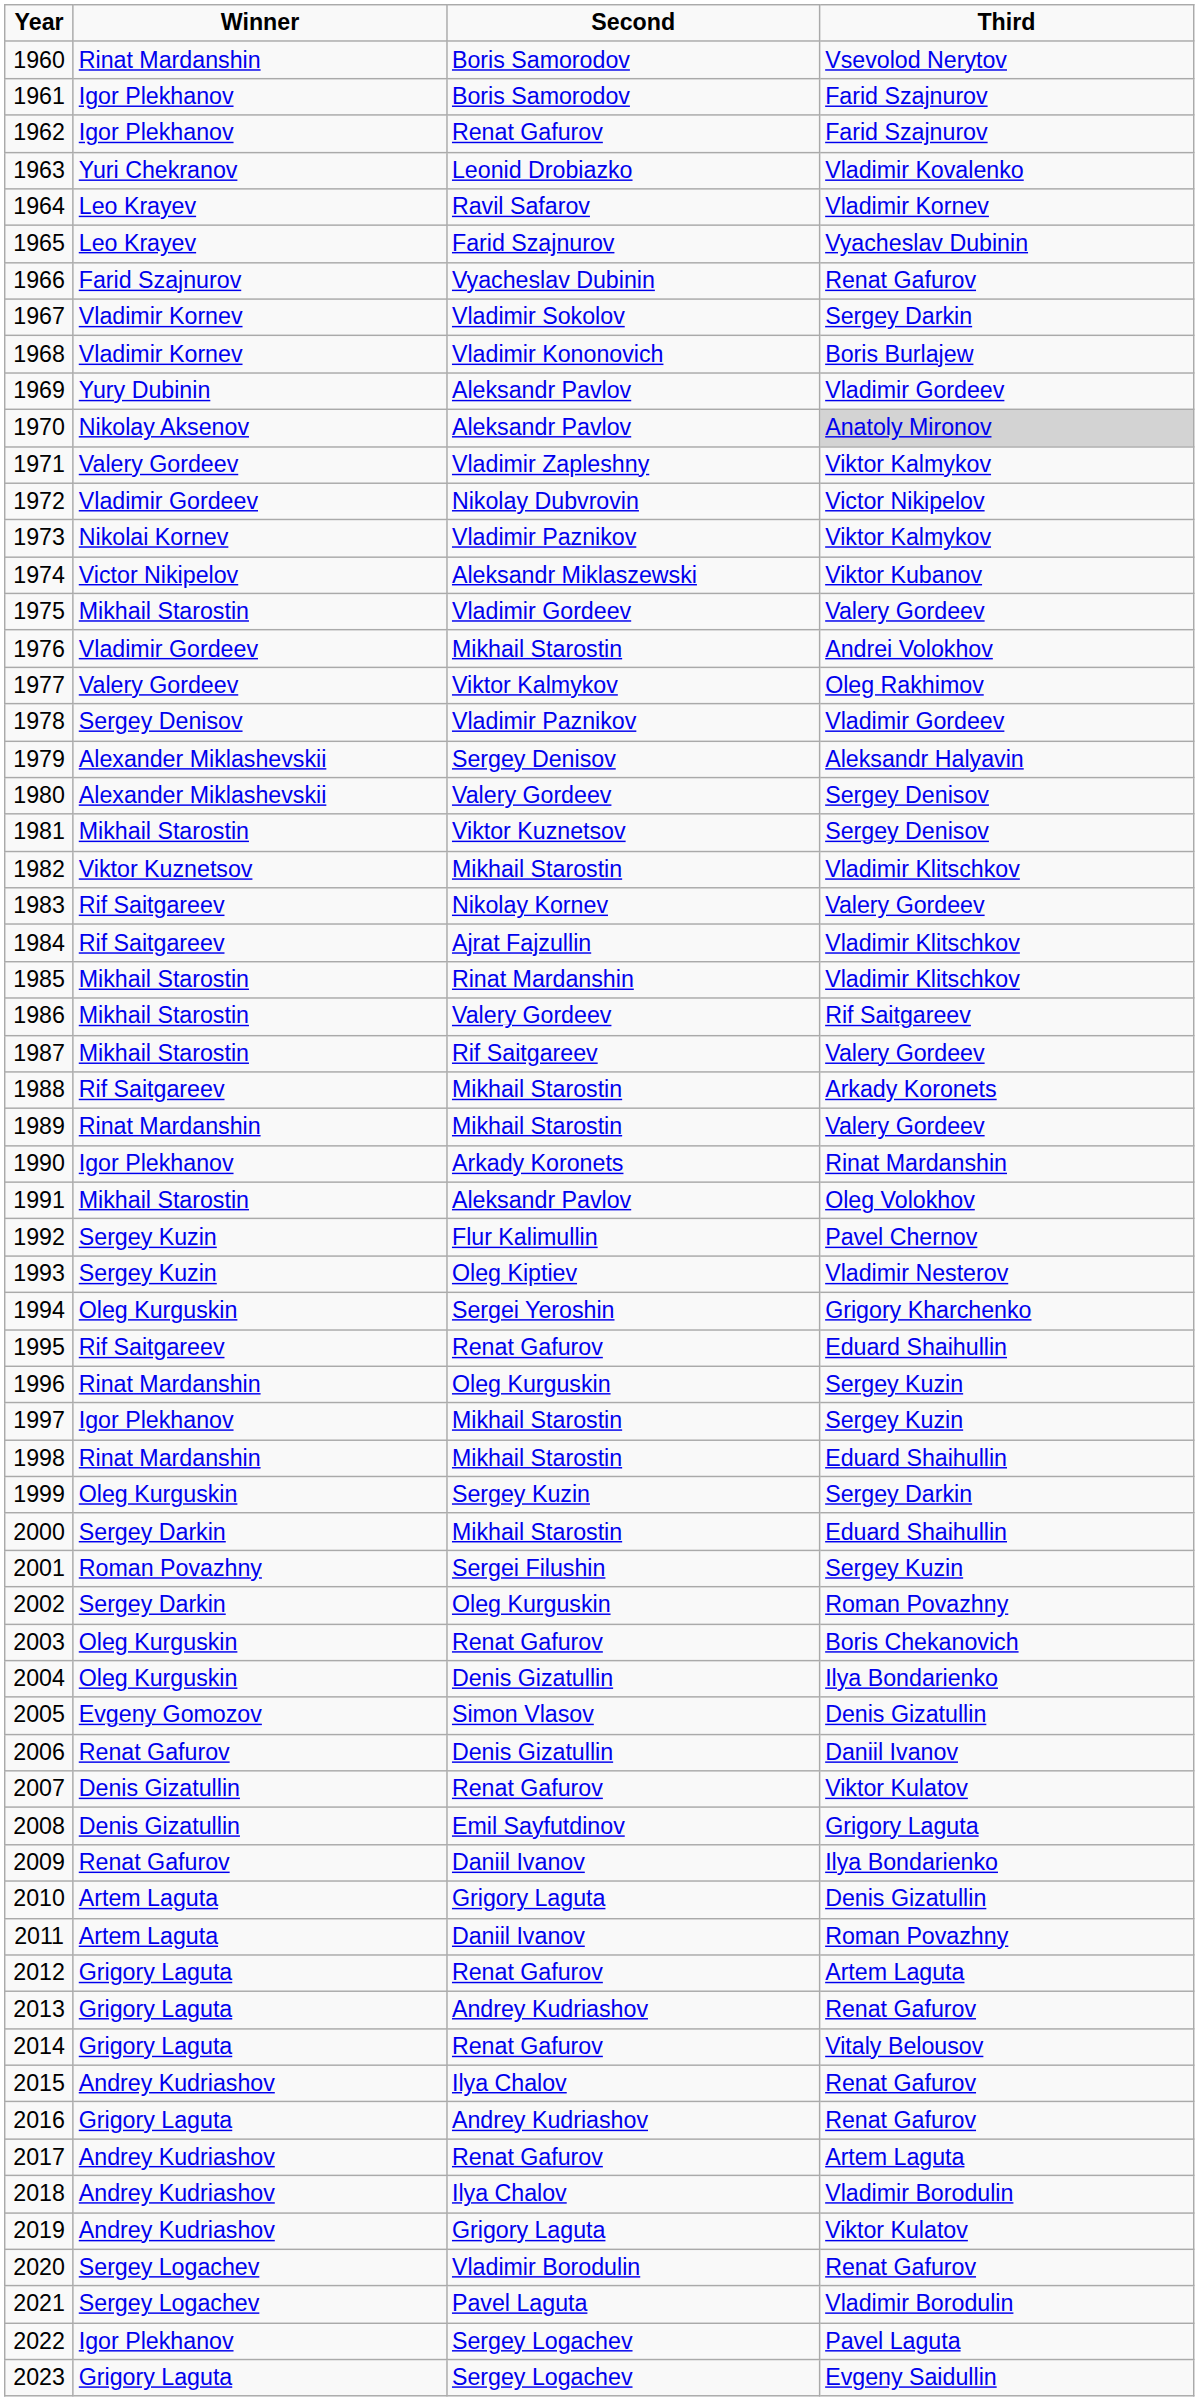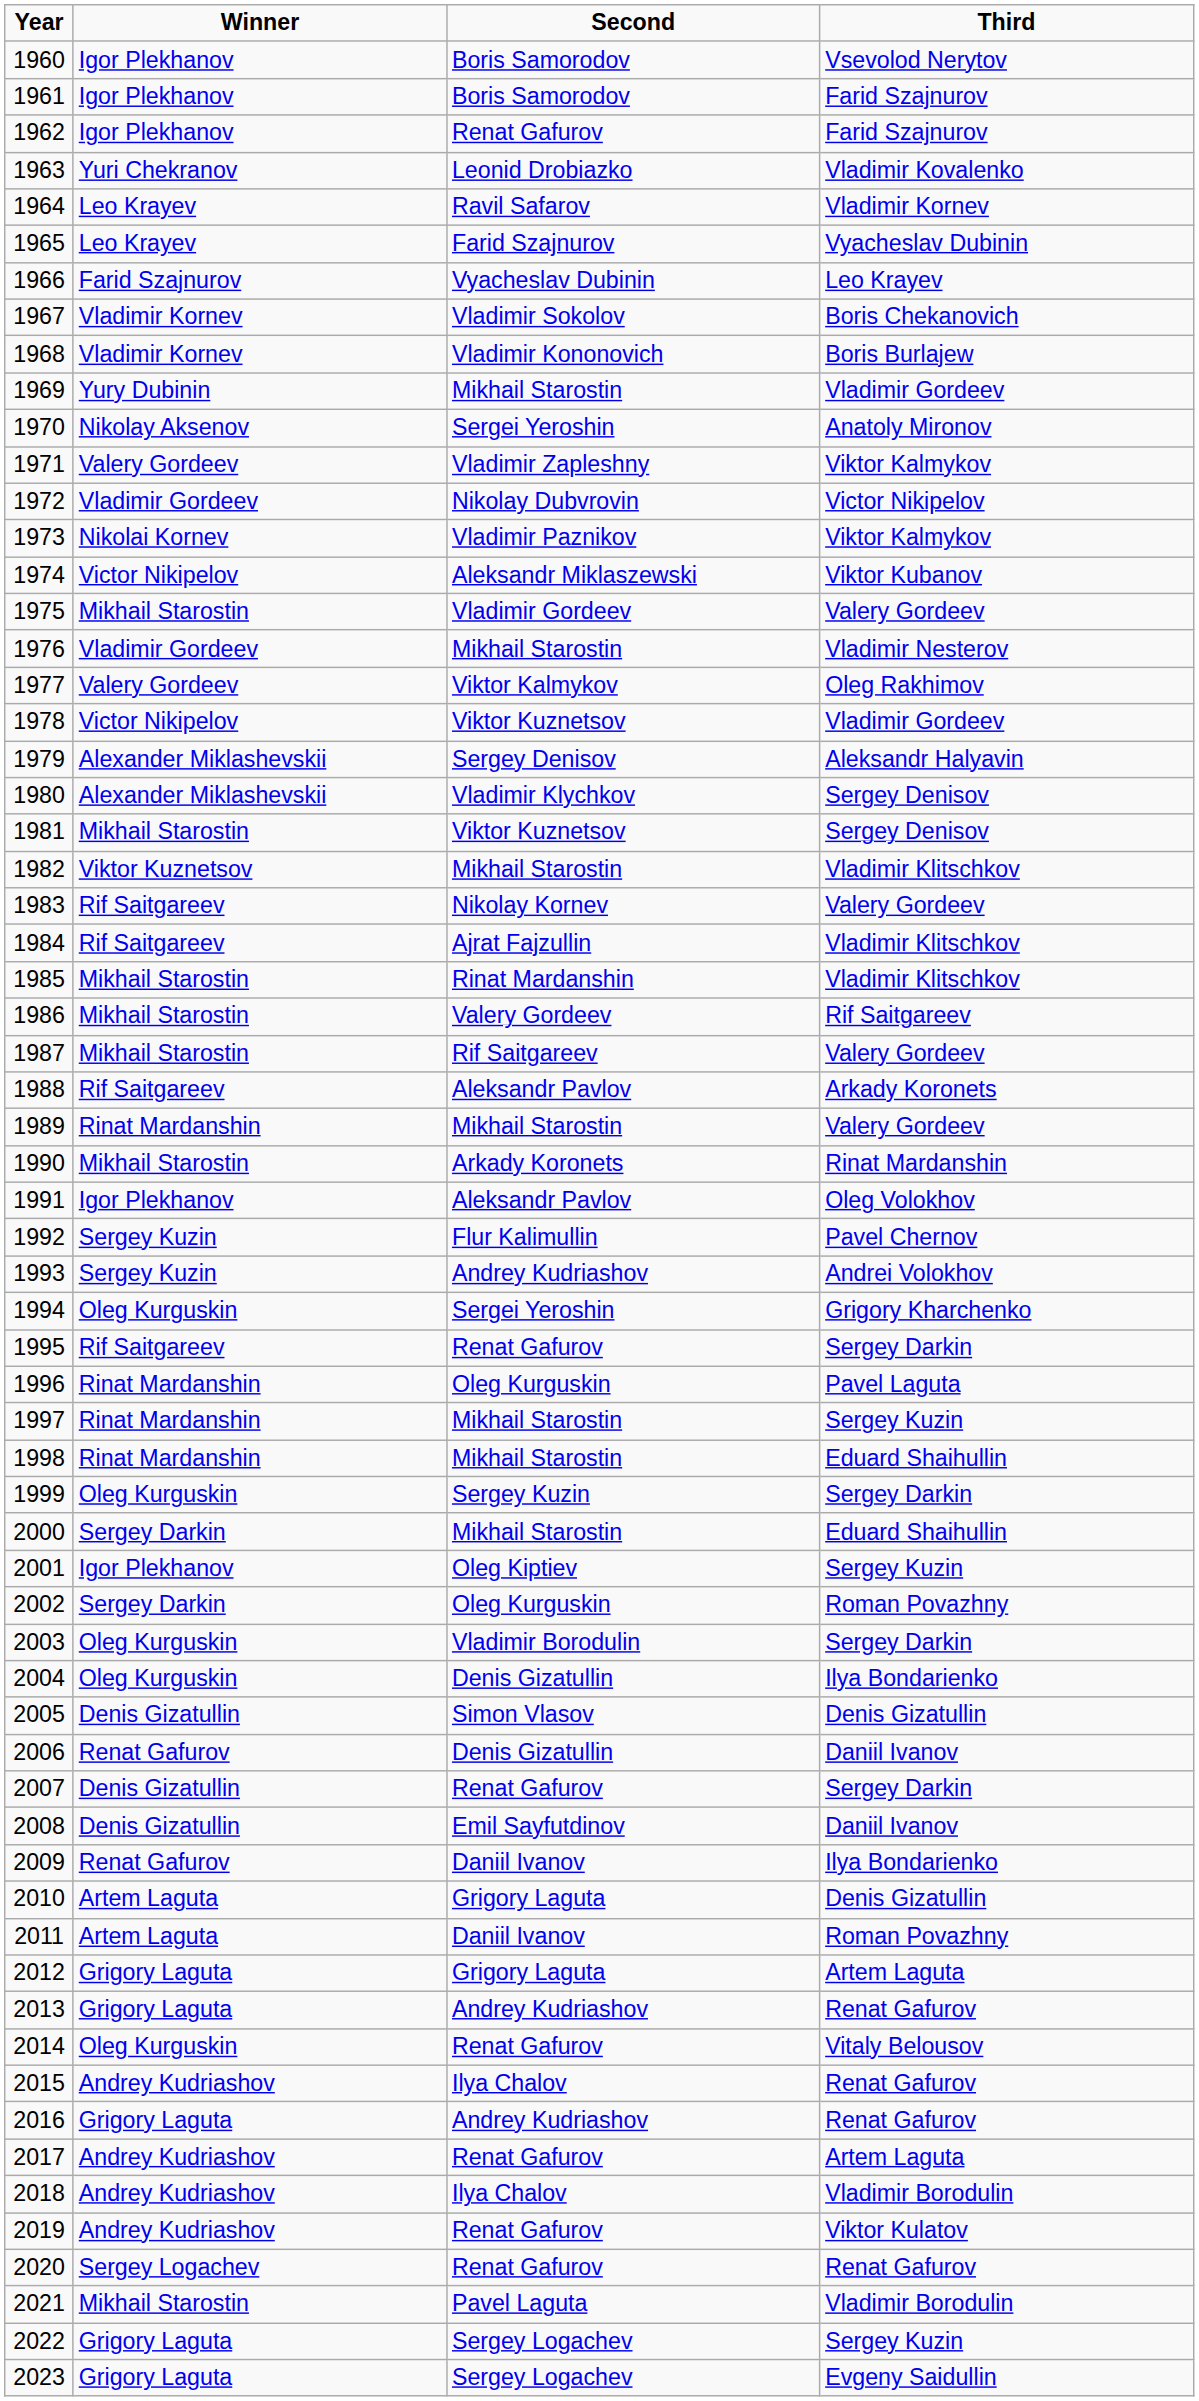(170, 59) Rinat Mardanshin -> (156, 59) Igor Plekhanov
(901, 280) Renat Gafurov -> (884, 280) Leo Krayev
(899, 317) Sergey Darkin -> (922, 317) Boris Chekanovich
(542, 390) Aleksandr Pavlov -> (537, 390) Mikhail Starostin
(542, 427) Aleksandr Pavlov -> (533, 427) Sergei Yeroshin
(908, 427) lightgrey background -> (908, 427) no background
(909, 648) Andrei Volokhov -> (917, 648) Vladimir Nesterov
(161, 721) Sergey Denisov -> (158, 721) Victor Nikipelov
(544, 721) Vladimir Paznikov -> (539, 721) Viktor Kuznetsov
(532, 795) Valery Gordeev -> (544, 795) Vladimir Klychkov
(537, 1089) Mikhail Starostin -> (542, 1089) Aleksandr Pavlov
(156, 1163) Igor Plekhanov -> (164, 1163) Mikhail Starostin
(164, 1200) Mikhail Starostin -> (156, 1200) Igor Plekhanov
(515, 1273) Oleg Kiptiev -> (550, 1273) Andrey Kudriashov
(917, 1273) Vladimir Nesterov -> (909, 1273) Andrei Volokhov
(916, 1347) Eduard Shaihullin -> (899, 1347) Sergey Darkin
(894, 1384) Sergey Kuzin -> (893, 1384) Pavel Laguta
(156, 1421) Igor Plekhanov -> (170, 1421) Rinat Mardanshin
(170, 1568) Roman Povazhny -> (156, 1568) Igor Plekhanov
(529, 1568) Sergei Filushin -> (515, 1568) Oleg Kiptiev
(527, 1641) Renat Gafurov -> (546, 1641) Vladimir Borodulin
(922, 1641) Boris Chekanovich -> (899, 1641) Sergey Darkin
(170, 1715) Evgeny Gomozov -> (159, 1715) Denis Gizatullin
(897, 1788) Viktor Kulatov -> (899, 1788) Sergey Darkin
(902, 1825) Grigory Laguta -> (892, 1825) Daniil Ivanov
(527, 1972) Renat Gafurov -> (529, 1972) Grigory Laguta
(156, 2046) Grigory Laguta -> (158, 2046) Oleg Kurguskin
(529, 2230) Grigory Laguta -> (527, 2230) Renat Gafurov
(546, 2267) Vladimir Borodulin -> (527, 2267) Renat Gafurov
(169, 2304) Sergey Logachev -> (164, 2304) Mikhail Starostin
(156, 2340) Igor Plekhanov -> (156, 2340) Grigory Laguta
(893, 2340) Pavel Laguta -> (894, 2340) Sergey Kuzin
